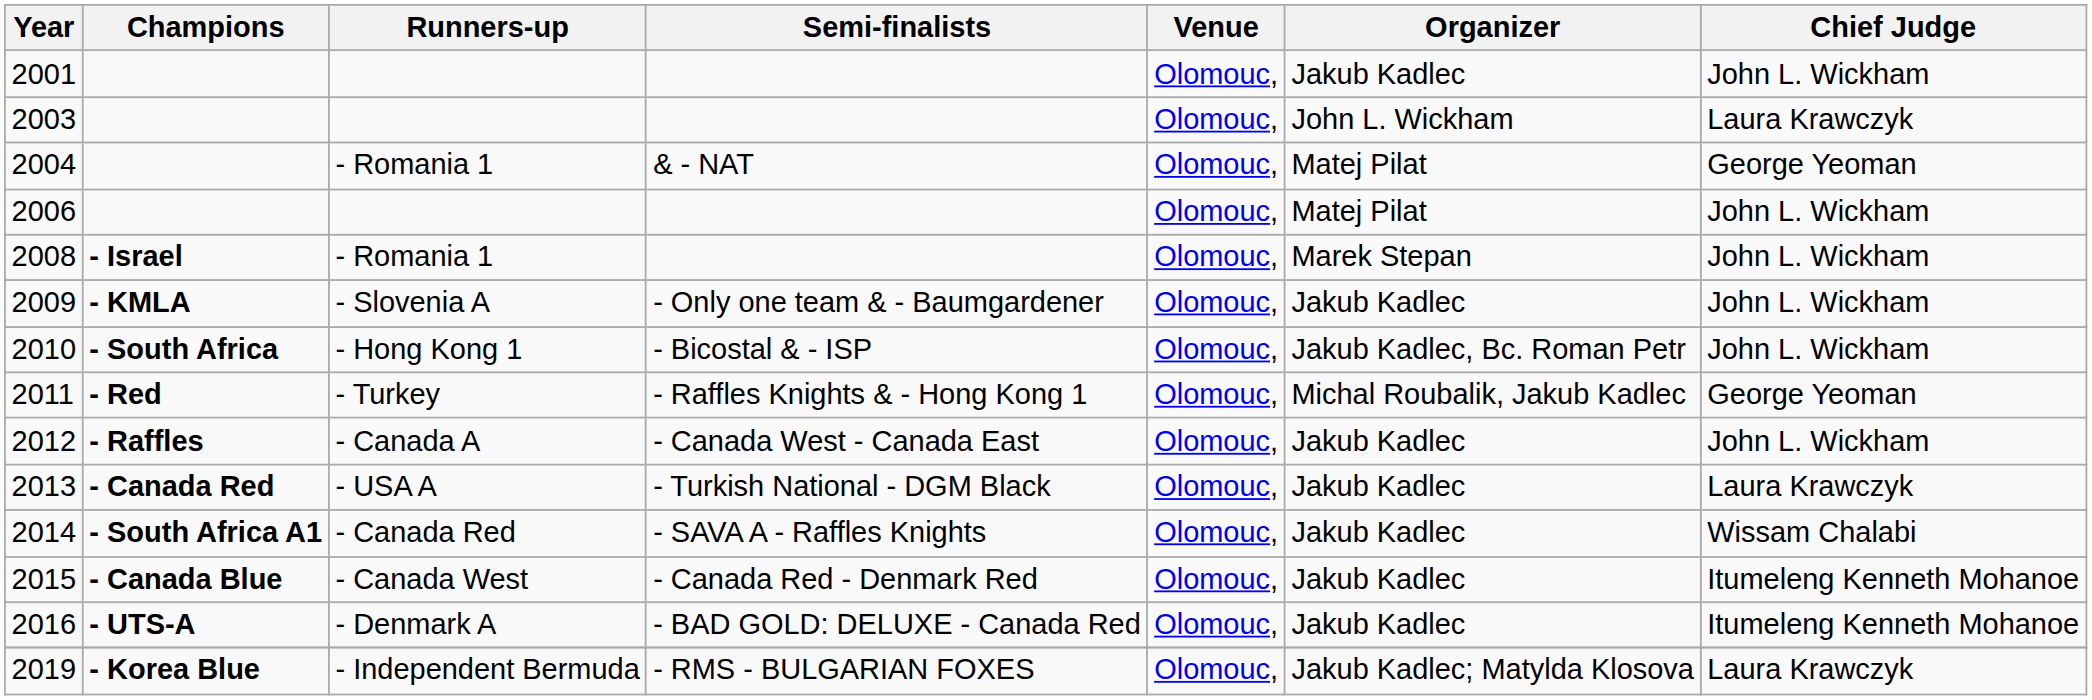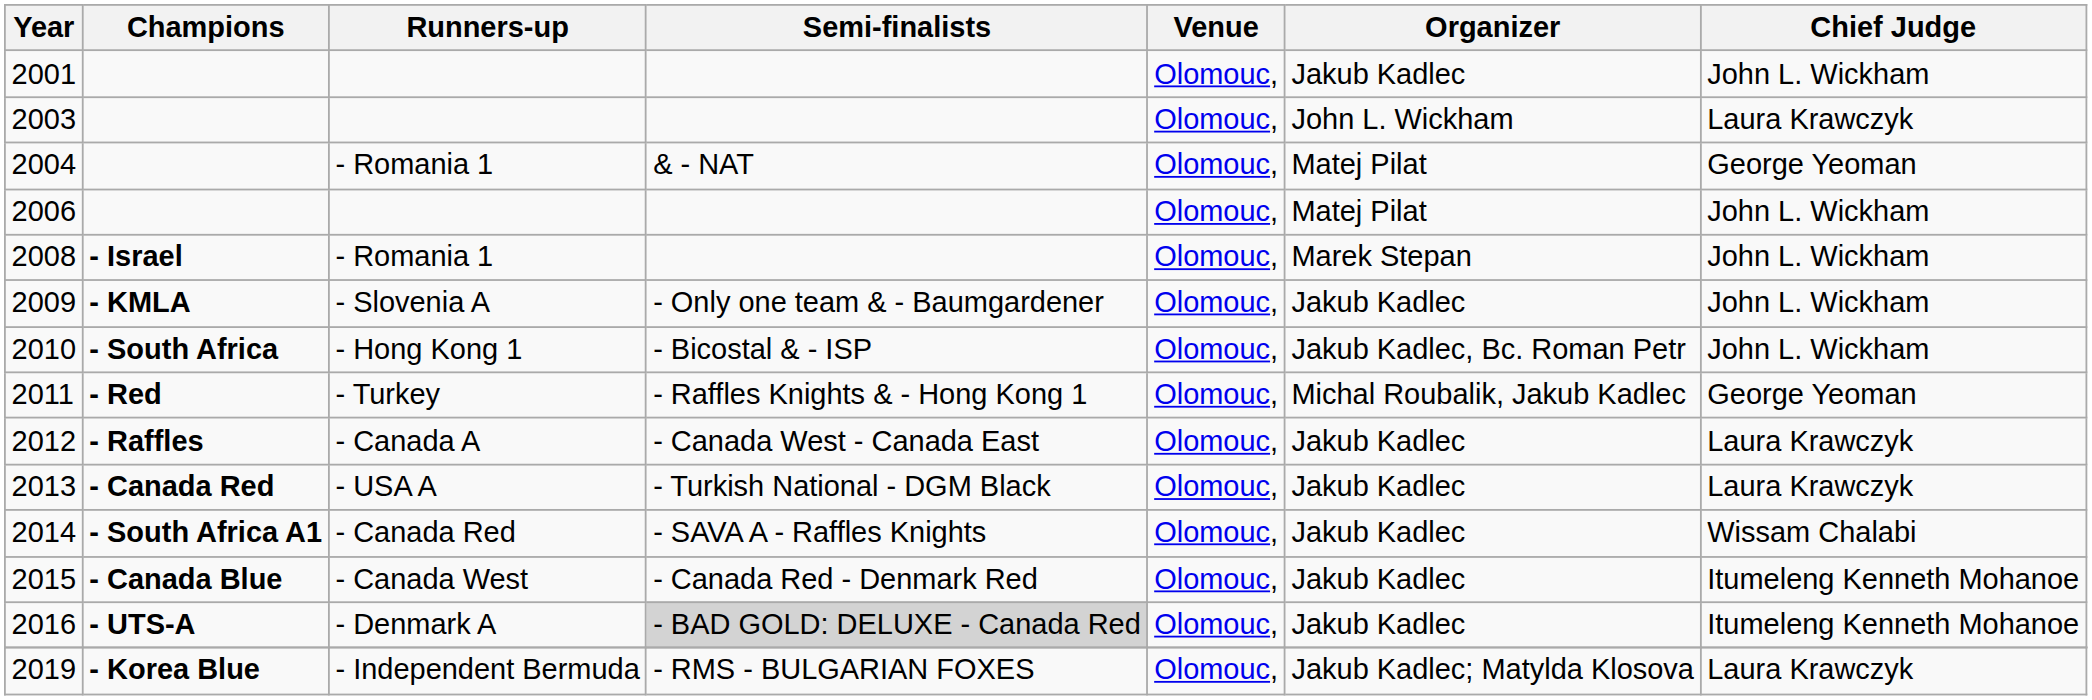(1818, 440) John L. Wickham -> (1810, 440) Laura Krawczyk
(897, 624) no background -> (897, 624) lightgrey background
